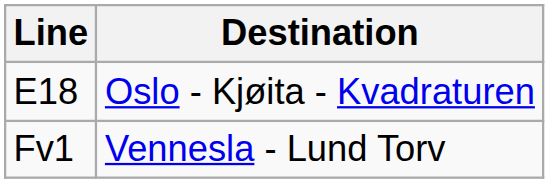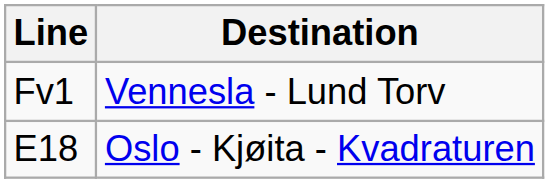rows swapped: (46, 90) <-> (44, 148)
